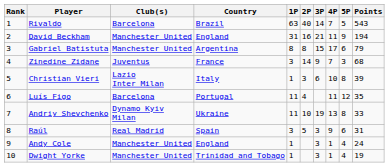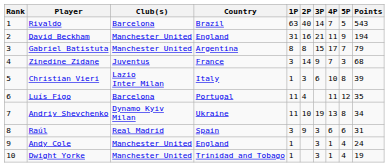(343, 49) 6 -> (343, 49) 7
(359, 113) 33 -> (359, 113) 34
(304, 130) 5 -> (304, 130) 9
(330, 130) 9 -> (330, 130) 6
